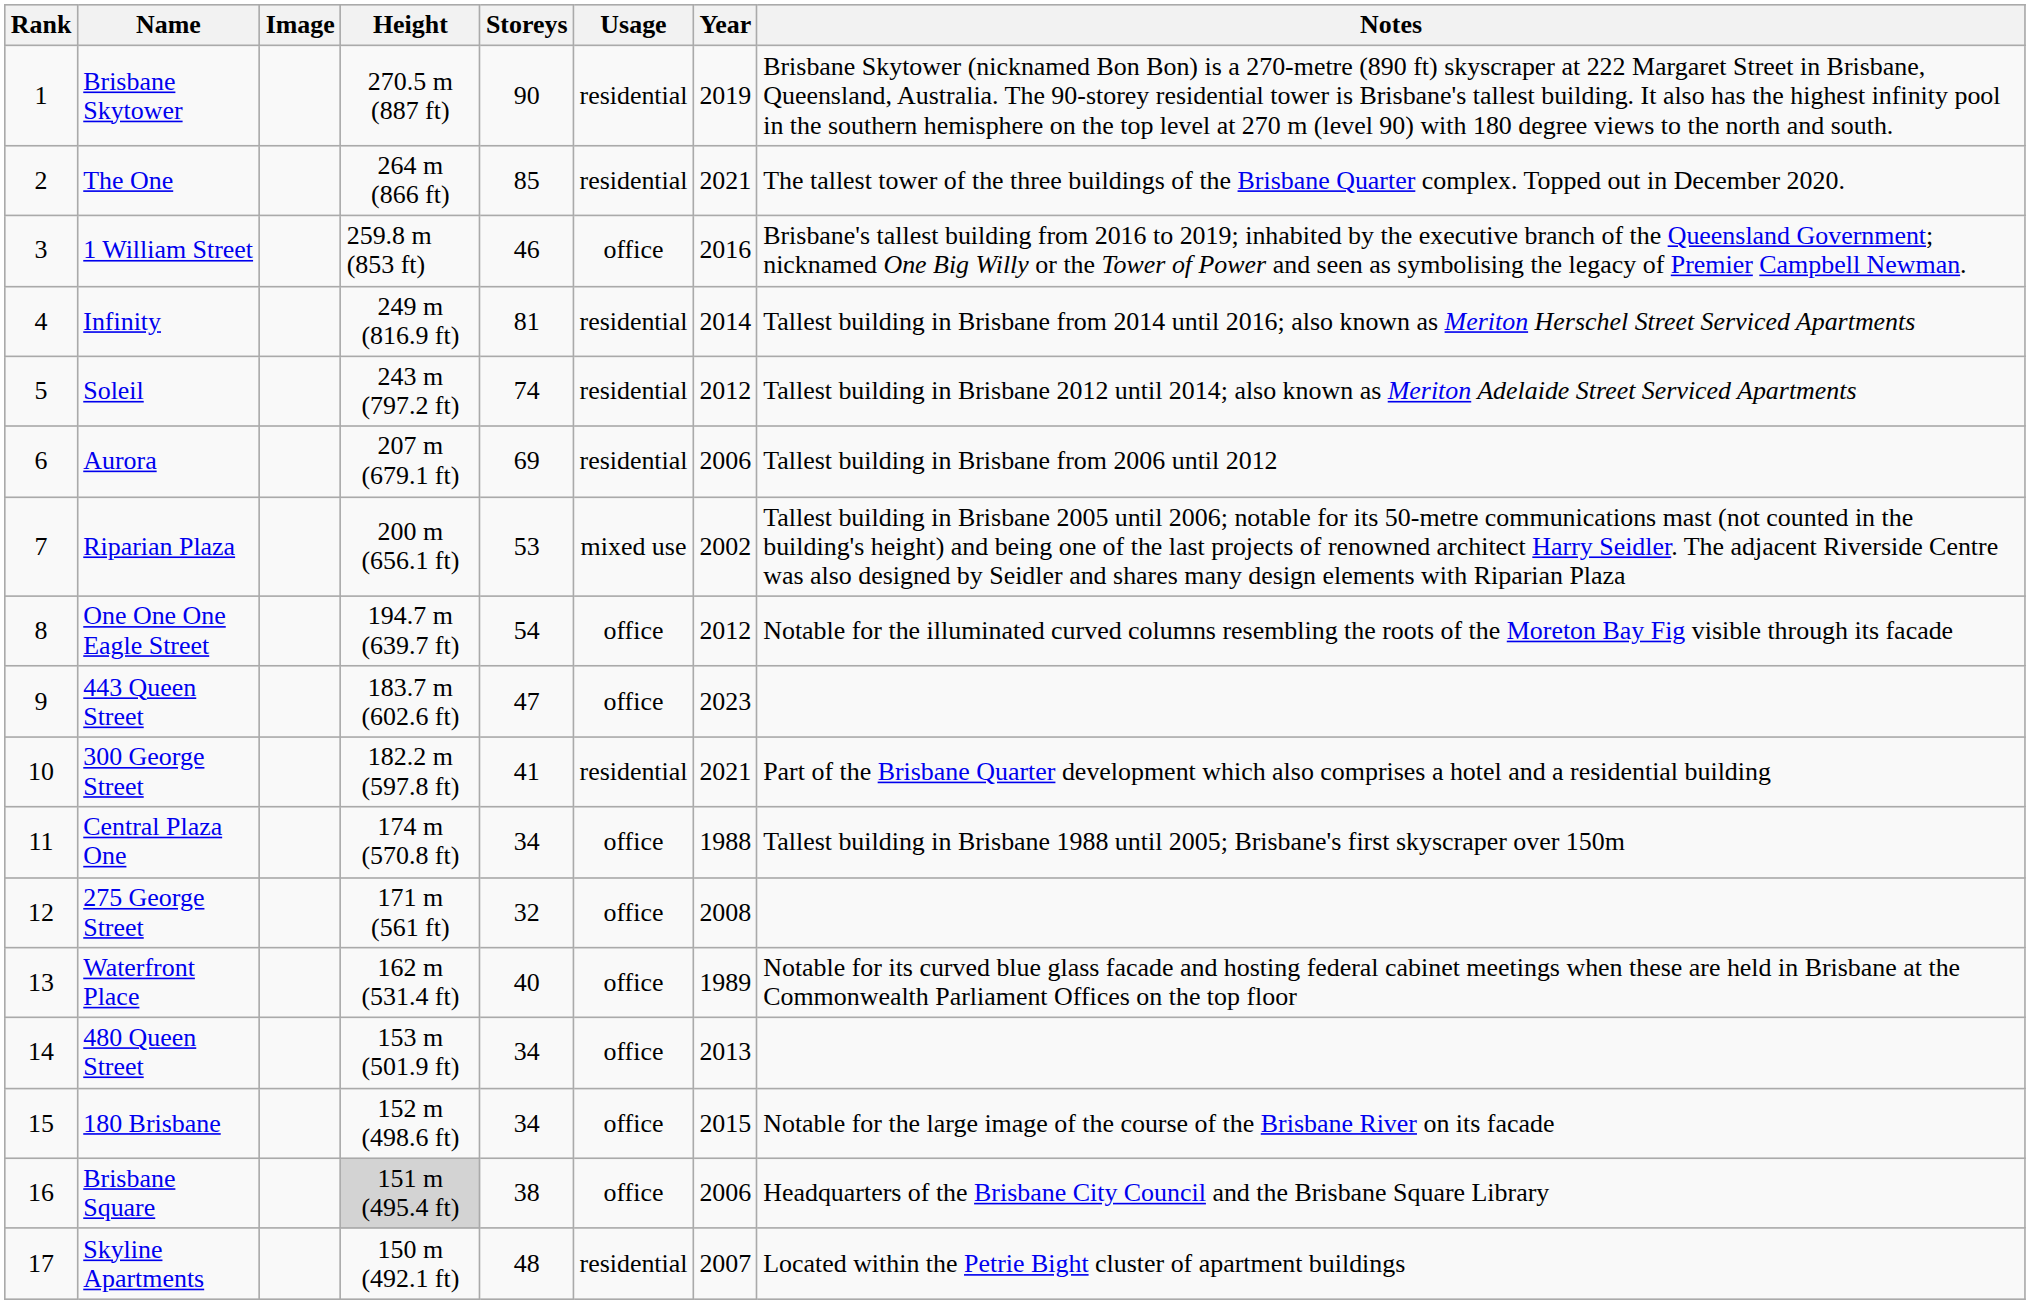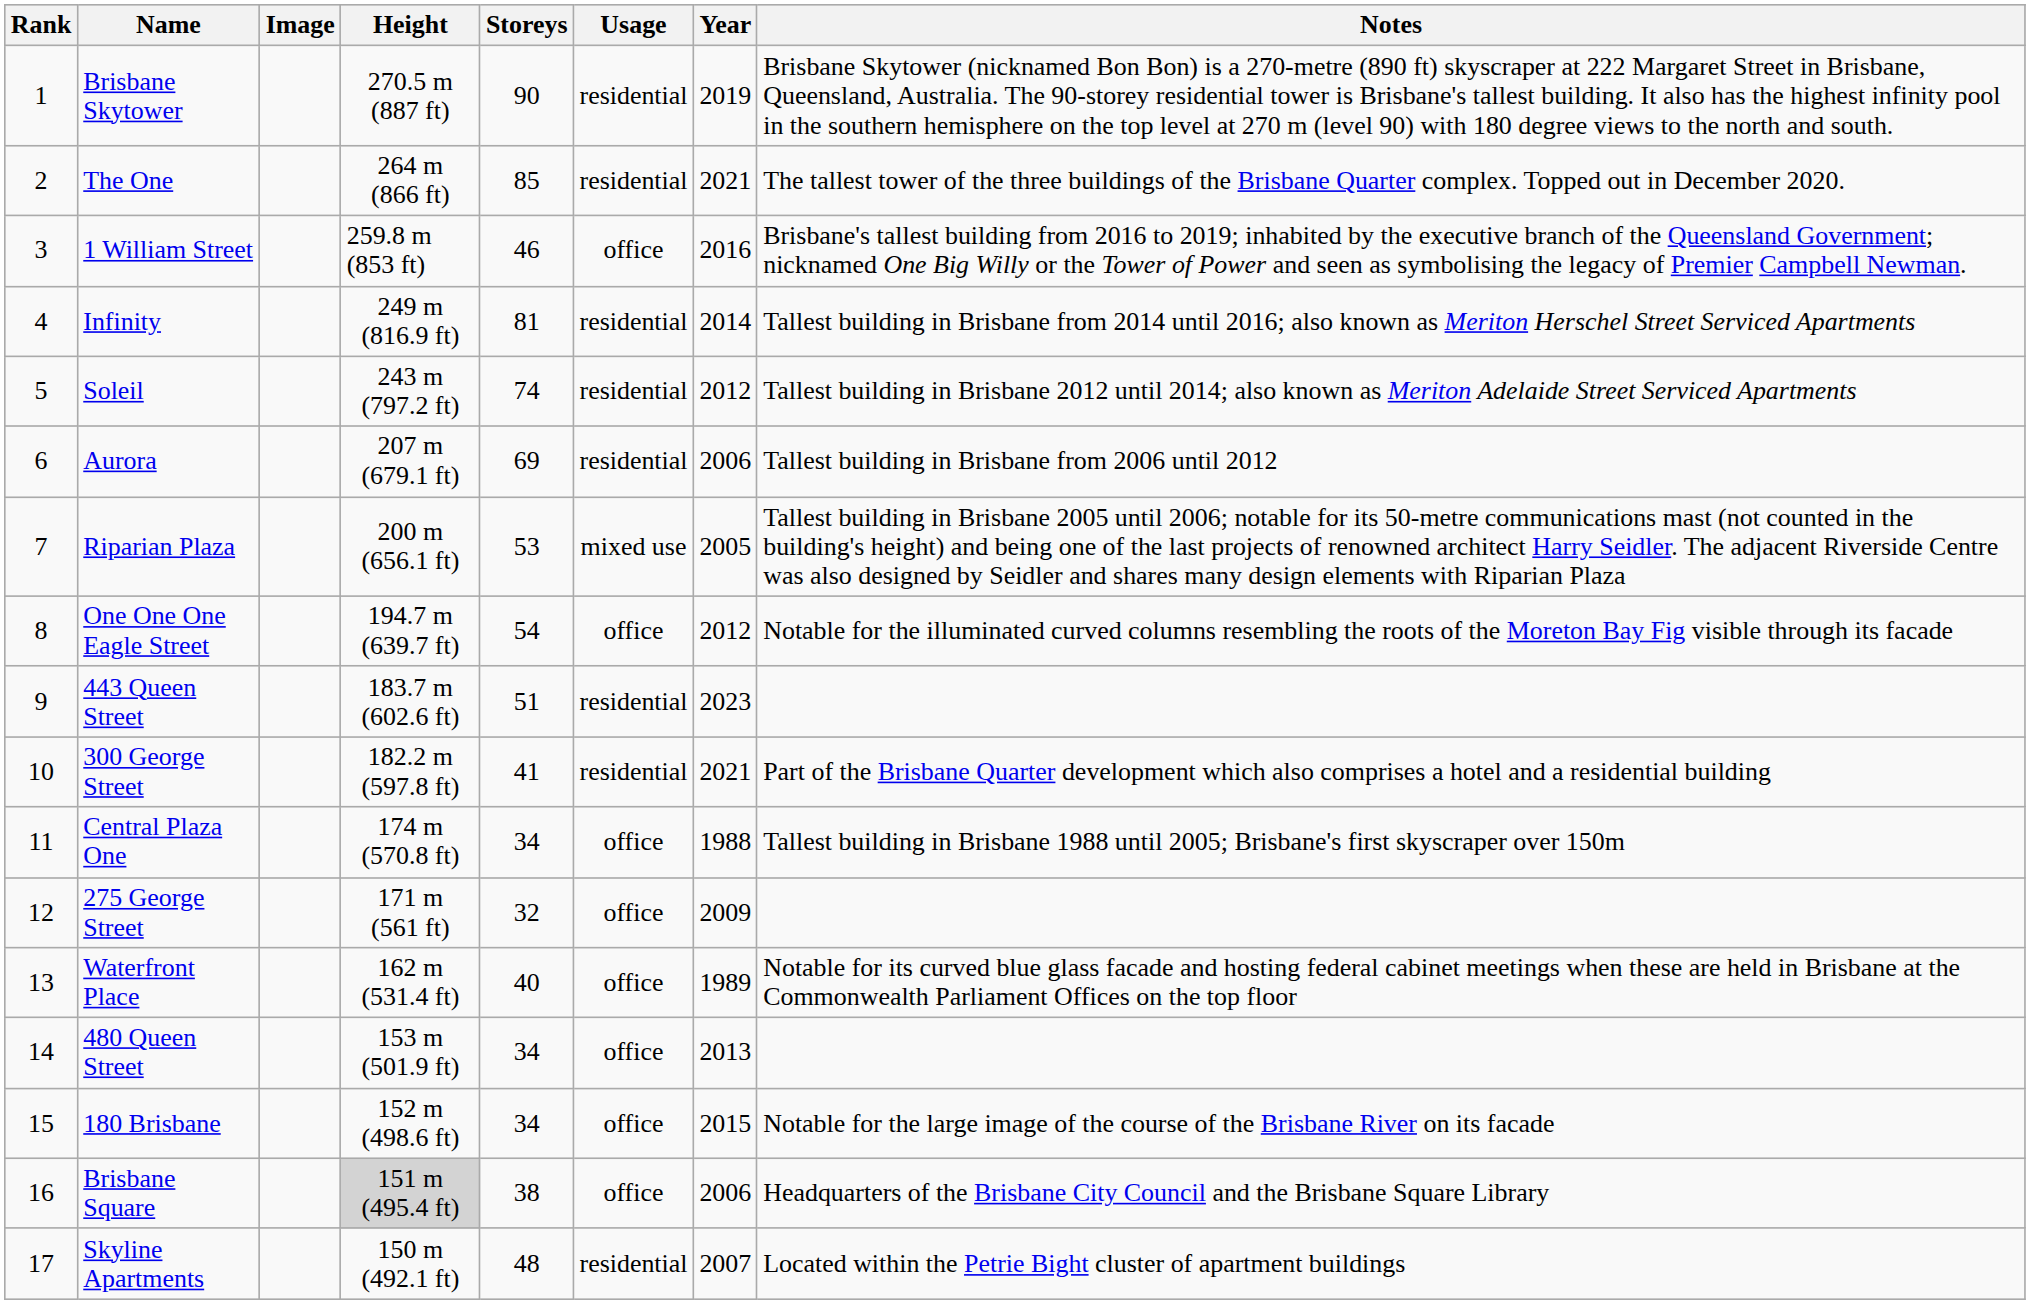(725, 546) 2002 -> (725, 546) 2005
(527, 701) 47 -> (527, 701) 51
(633, 701) office -> (633, 701) residential
(725, 912) 2008 -> (725, 912) 2009
